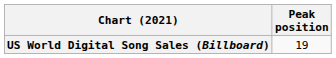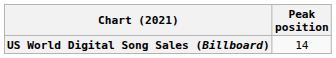(302, 45) 19 -> (302, 45) 14
